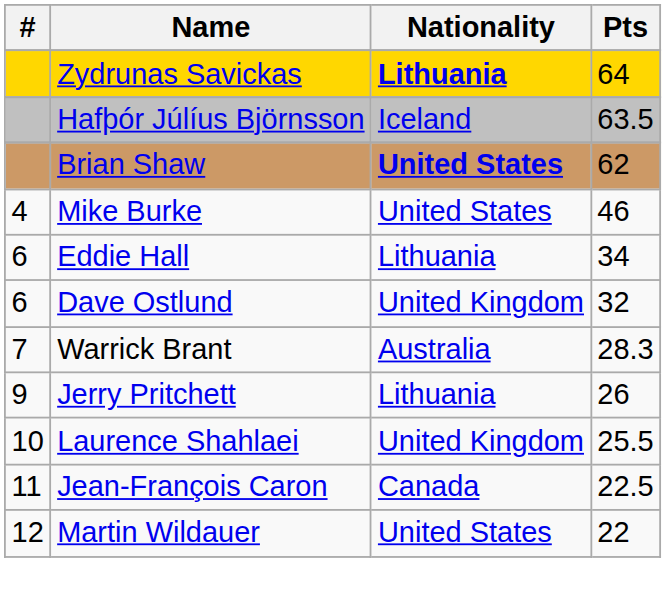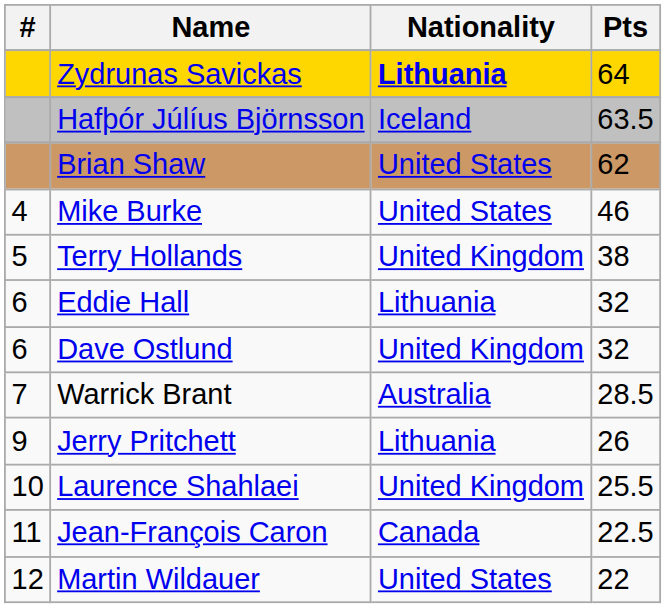(470, 165) bold -> (465, 165) normal
+ row: (150, 257)
(613, 257) 34 -> (613, 303) 32
(626, 348) 28.3 -> (626, 394) 28.5
